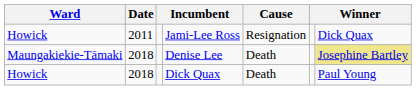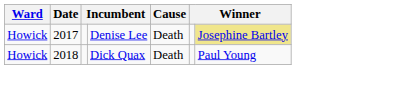- row: (203, 34)
(65, 54) Maungakiekie-Tāmaki -> (27, 34) Howick
(141, 54) 2018 -> (66, 34) 2017
